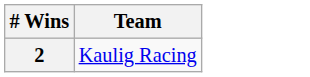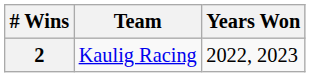+ column: (253, 21)
